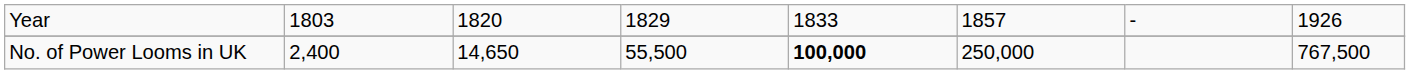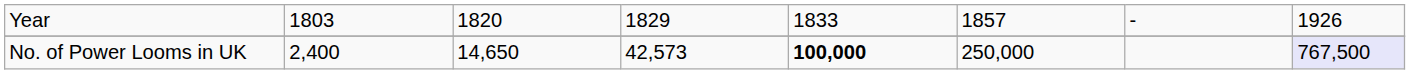(656, 52) 55,500 -> (656, 52) 42,573
(1334, 52) no background -> (1334, 52) lavender background
